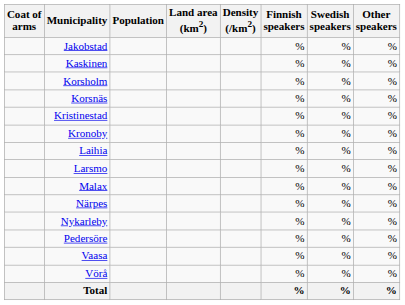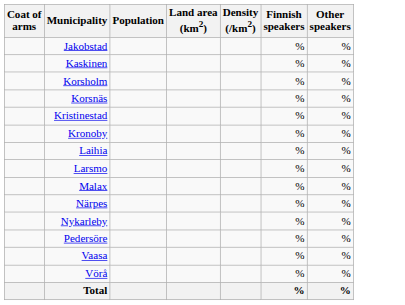- column: (330, 20)
